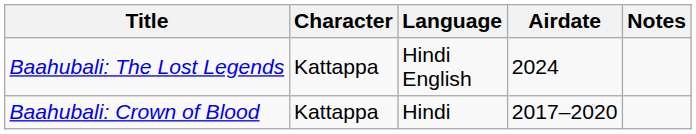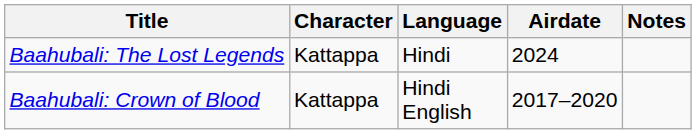(437, 66) Hindi English -> (426, 54) Hindi
(426, 111) Hindi -> (437, 100) Hindi English
